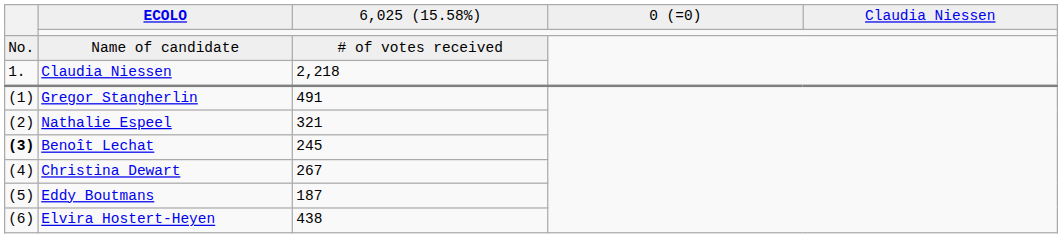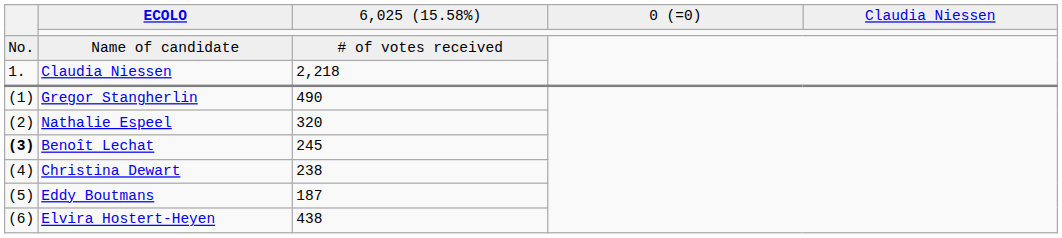(309, 98) 491 -> (309, 98) 490
(309, 122) 321 -> (309, 122) 320
(309, 171) 267 -> (309, 171) 238
